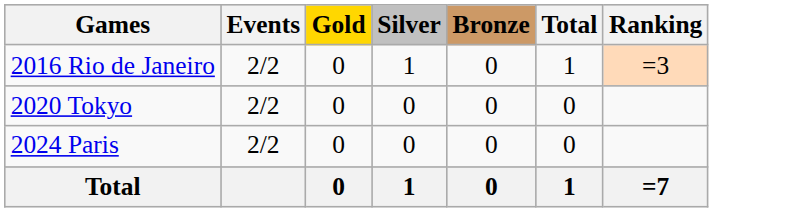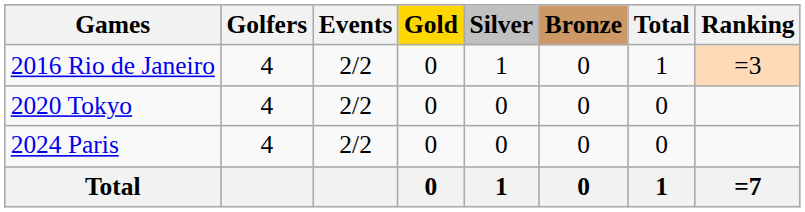+ column: (267, 24)
